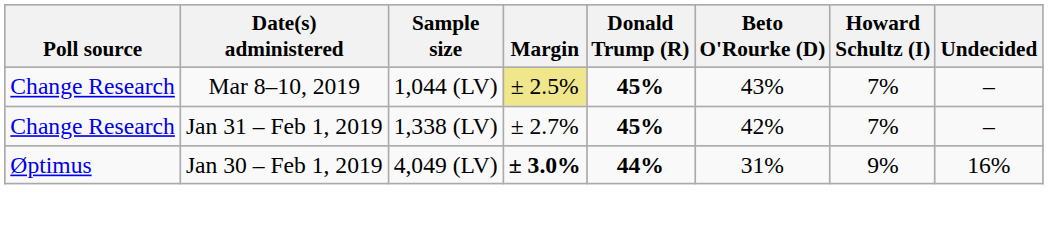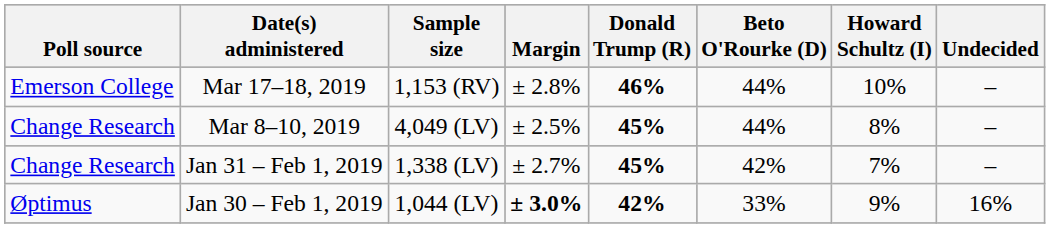+ row: (284, 86)
(446, 86) 1,044 (LV) -> (446, 125) 4,049 (LV)
(545, 86) khaki background -> (546, 125) no background
(762, 86) 43% -> (764, 125) 44%
(883, 86) 7% -> (884, 125) 8%
(446, 164) 4,049 (LV) -> (446, 203) 1,044 (LV)
(640, 164) 44% -> (642, 203) 42%
(762, 164) 31% -> (764, 203) 33%
